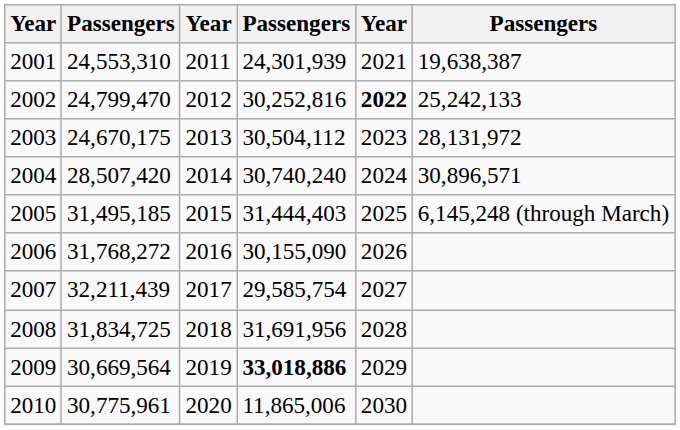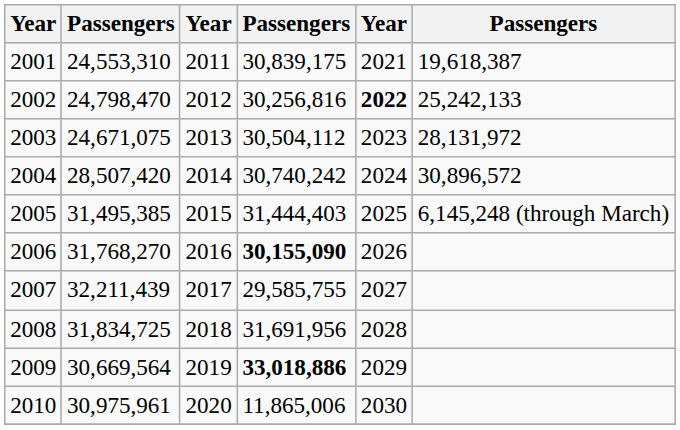(294, 61) 24,301,939 -> (294, 61) 30,839,175
(470, 61) 19,638,387 -> (470, 61) 19,618,387
(119, 99) 24,799,470 -> (119, 99) 24,798,470
(294, 99) 30,252,816 -> (294, 99) 30,256,816
(119, 138) 24,670,175 -> (119, 138) 24,671,075
(294, 176) 30,740,240 -> (294, 176) 30,740,242
(470, 176) 30,896,571 -> (470, 176) 30,896,572
(119, 214) 31,495,185 -> (119, 214) 31,495,385
(119, 252) 31,768,272 -> (119, 252) 31,768,270
(294, 252) normal -> (294, 252) bold
(294, 290) 29,585,754 -> (294, 290) 29,585,755
(119, 404) 30,775,961 -> (119, 404) 30,975,961
